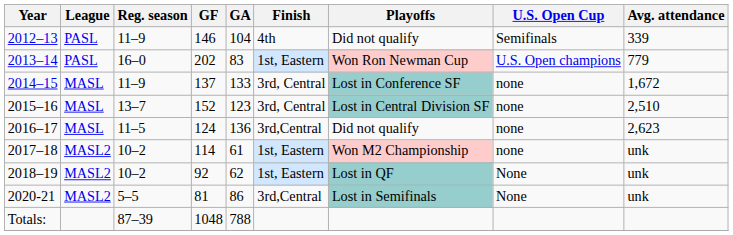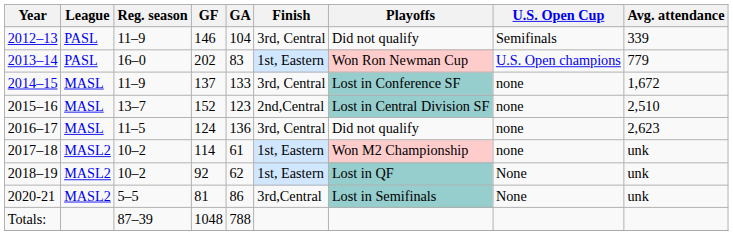(266, 38) 4th -> (291, 38) 3rd, Central
(291, 106) 3rd, Central -> (291, 106) 2nd,Central
(290, 128) 3rd,Central -> (291, 128) 3rd, Central
